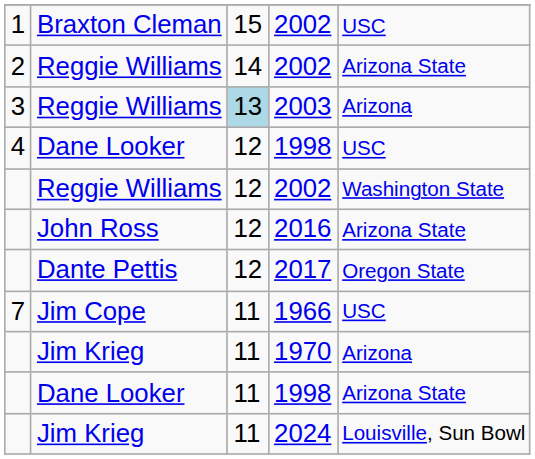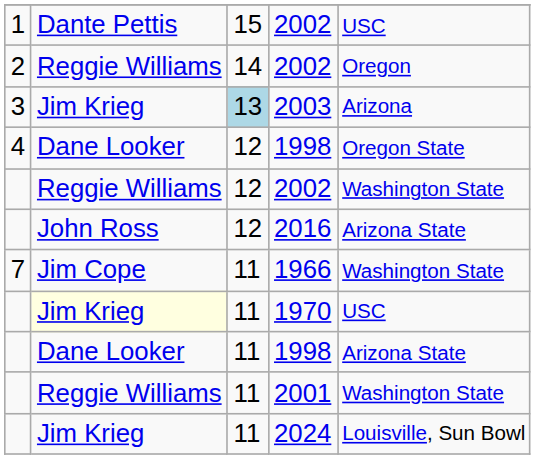(129, 24) Braxton Cleman -> (107, 24) Dante Pettis
(404, 66) Arizona State -> (377, 66) Oregon
(129, 106) Reggie Williams -> (91, 106) Jim Krieg
(364, 148) USC -> (403, 148) Oregon State
- row: (18, 270)
(364, 311) USC -> (423, 270) Washington State
(91, 351) no background -> (91, 310) lightyellow background
(377, 352) Arizona -> (364, 311) USC
+ row: (18, 393)
